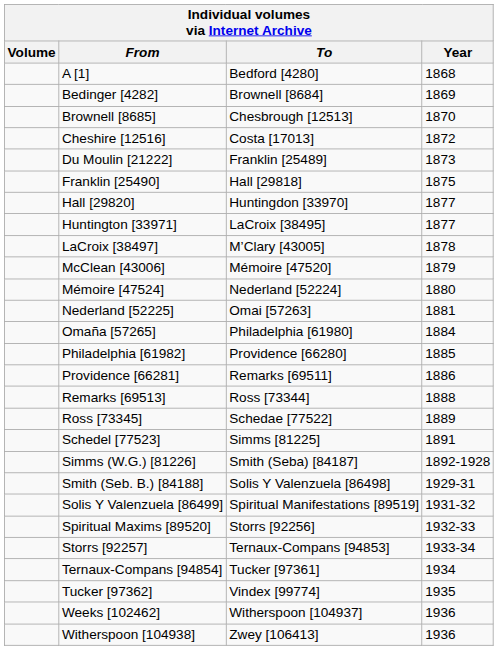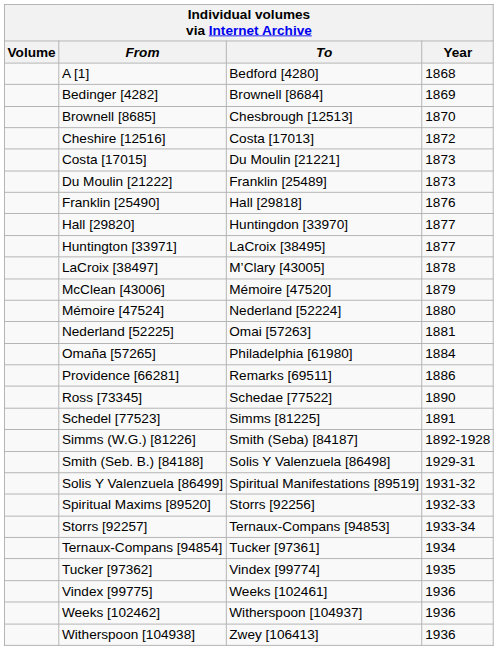+ row: (104, 159)
(440, 181) 1875 -> (440, 203) 1876
- row: (124, 354)
- row: (114, 397)
(440, 418) 1889 -> (440, 397) 1890
+ row: (107, 591)
